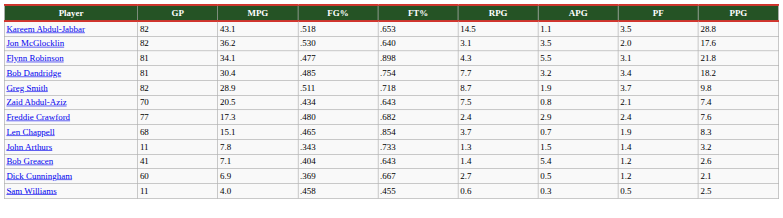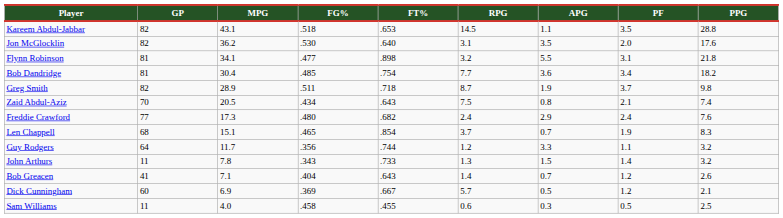(466, 58) 4.3 -> (466, 58) 3.2
(546, 73) 3.2 -> (546, 73) 3.6
+ row: (30, 147)
(546, 161) 5.4 -> (546, 176) 0.7
(466, 176) 2.7 -> (466, 191) 5.7
